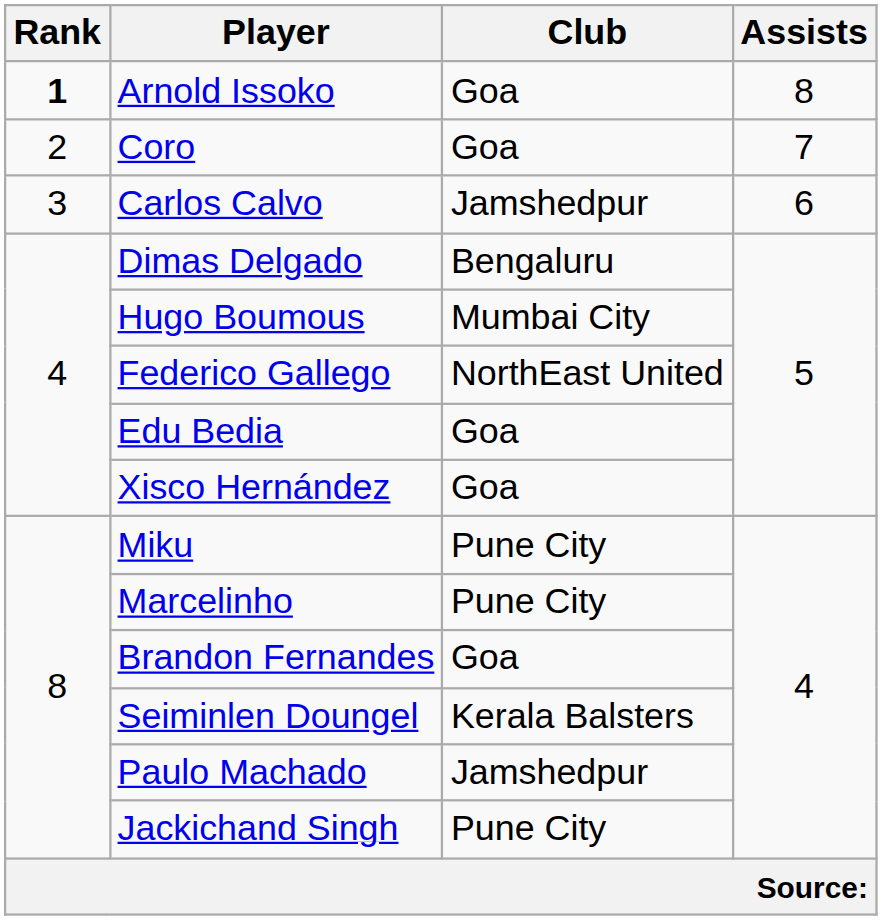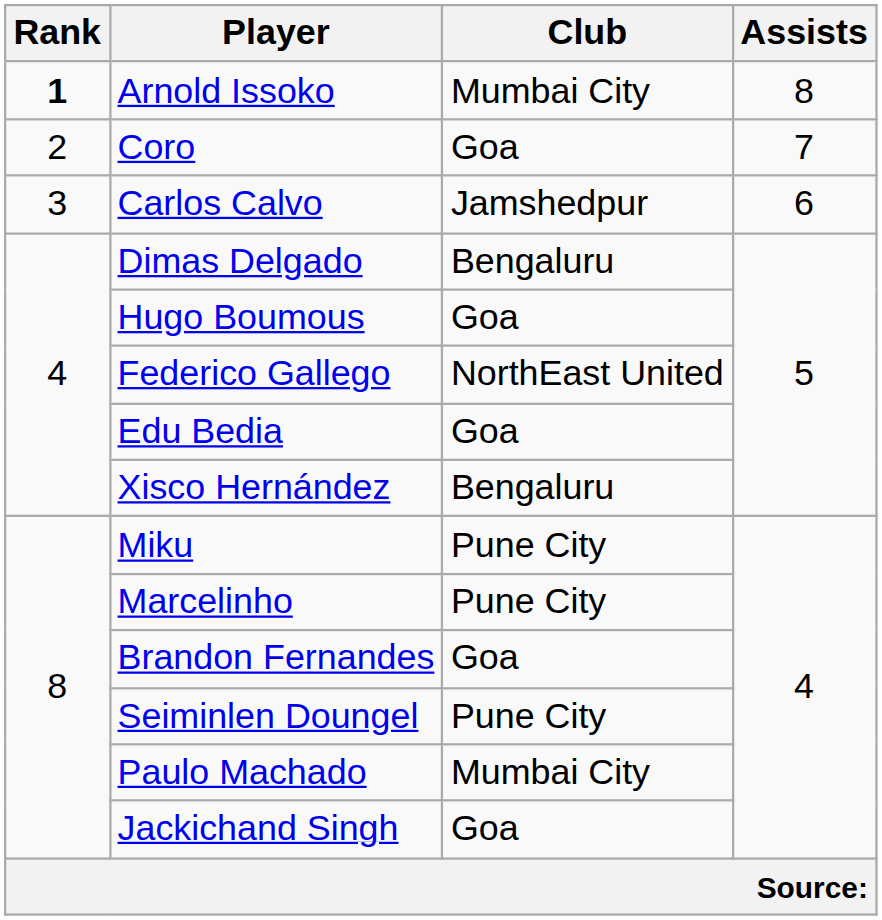(485, 89) Goa -> (550, 89) Mumbai City
(550, 317) Mumbai City -> (485, 317) Goa
(485, 487) Goa -> (533, 487) Bengaluru
(572, 714) Kerala Balsters -> (529, 714) Pune City
(549, 771) Jamshedpur -> (550, 771) Mumbai City
(529, 828) Pune City -> (485, 828) Goa
